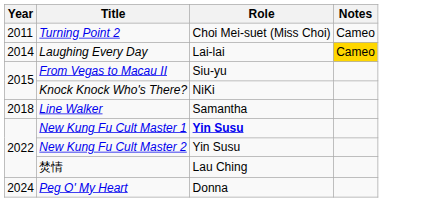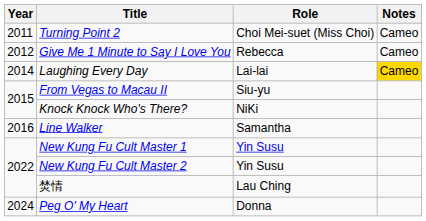+ row: (135, 52)
(20, 109) 2018 -> (20, 128) 2016
(218, 128) bold -> (260, 147) normal
